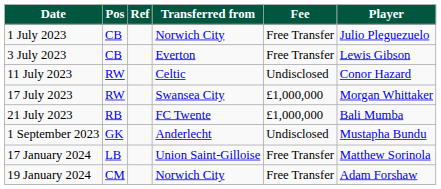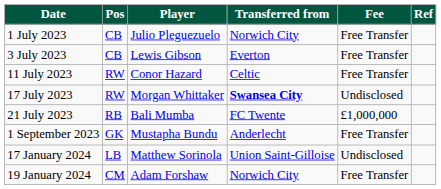columns swapped: (386, 14) <-> (140, 14)
(297, 74) Undisclosed -> (374, 74) Free Transfer
(190, 94) normal -> (266, 94) bold
(295, 94) £1,000,000 -> (372, 94) Undisclosed
(297, 134) Undisclosed -> (374, 134) Free Transfer
(300, 154) Free Transfer -> (372, 154) Undisclosed
